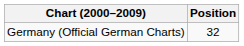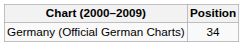(213, 32) 32 -> (213, 32) 34
